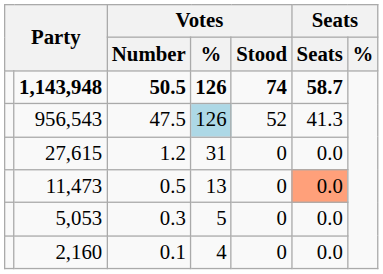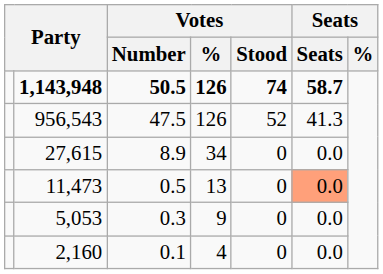(211, 119) lightblue background -> (211, 119) no background
(173, 152) 1.2 -> (173, 152) 8.9
(216, 152) 31 -> (216, 152) 34
(221, 218) 5 -> (221, 218) 9
